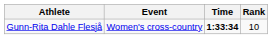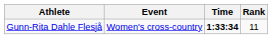(254, 27) 10 -> (254, 27) 11
